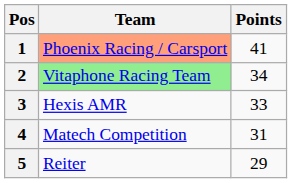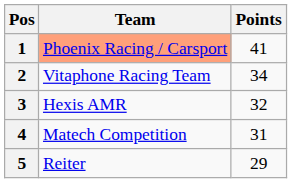(127, 76) lightgreen background -> (127, 76) no background
(259, 105) 33 -> (259, 105) 32
